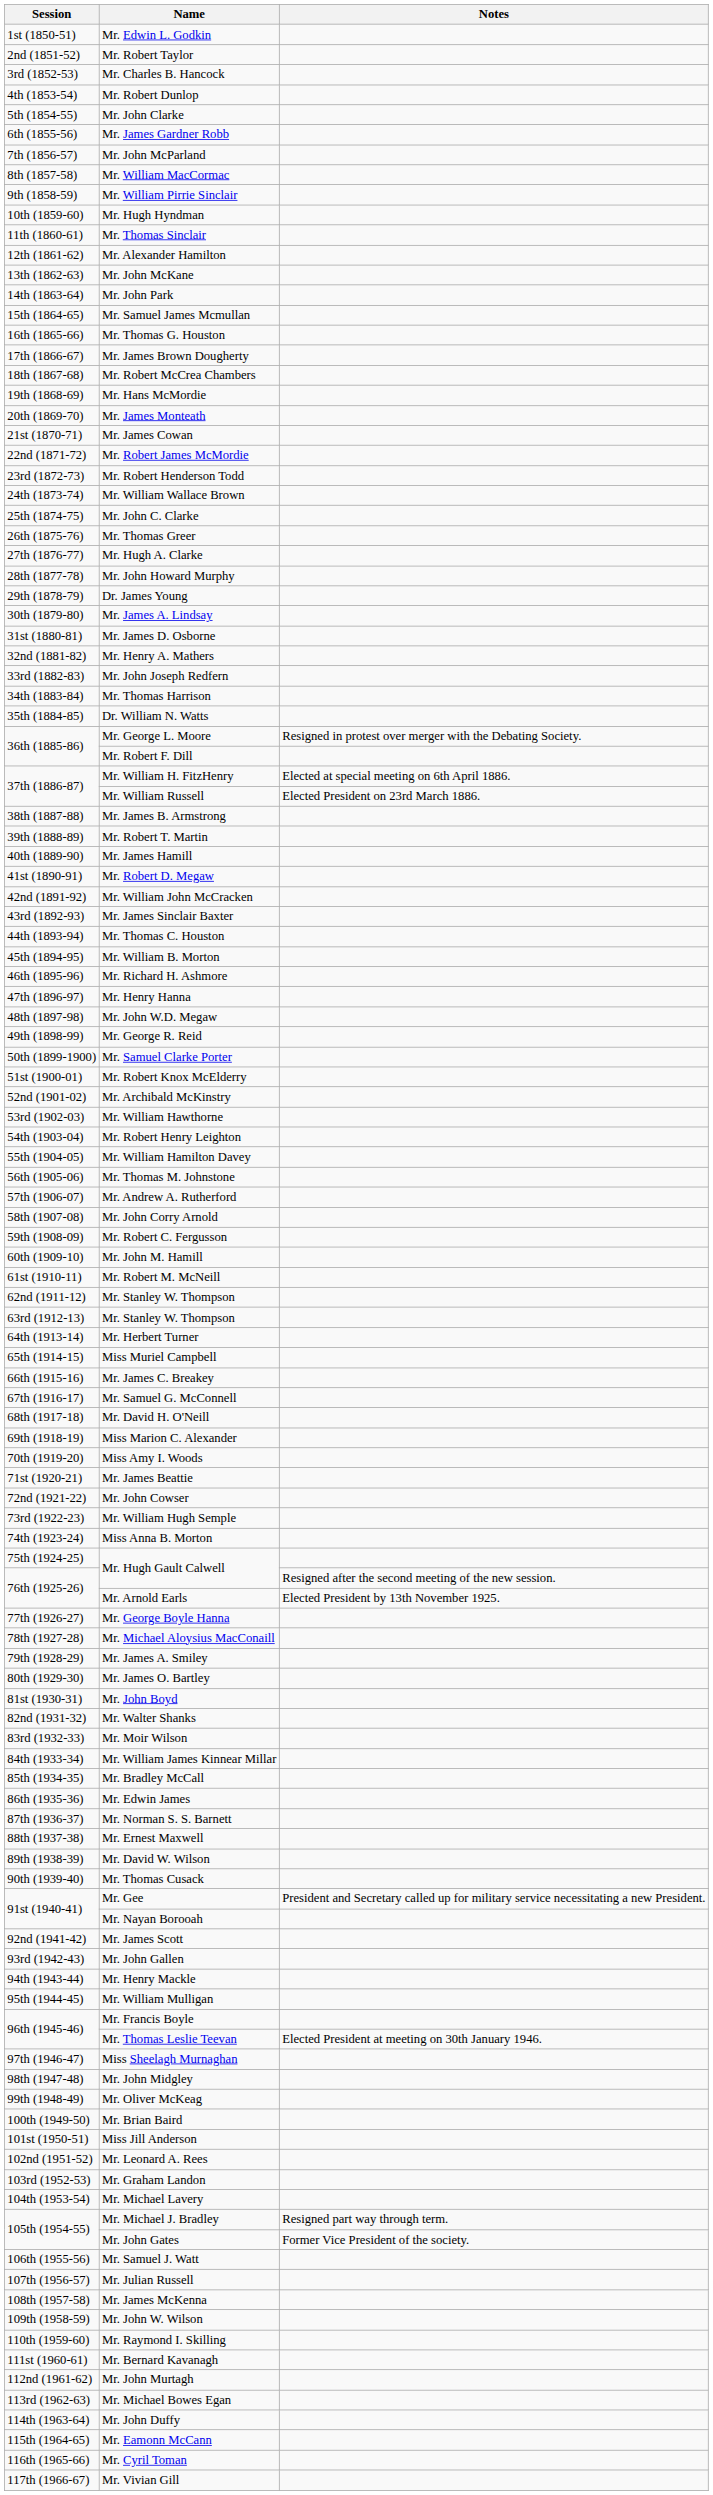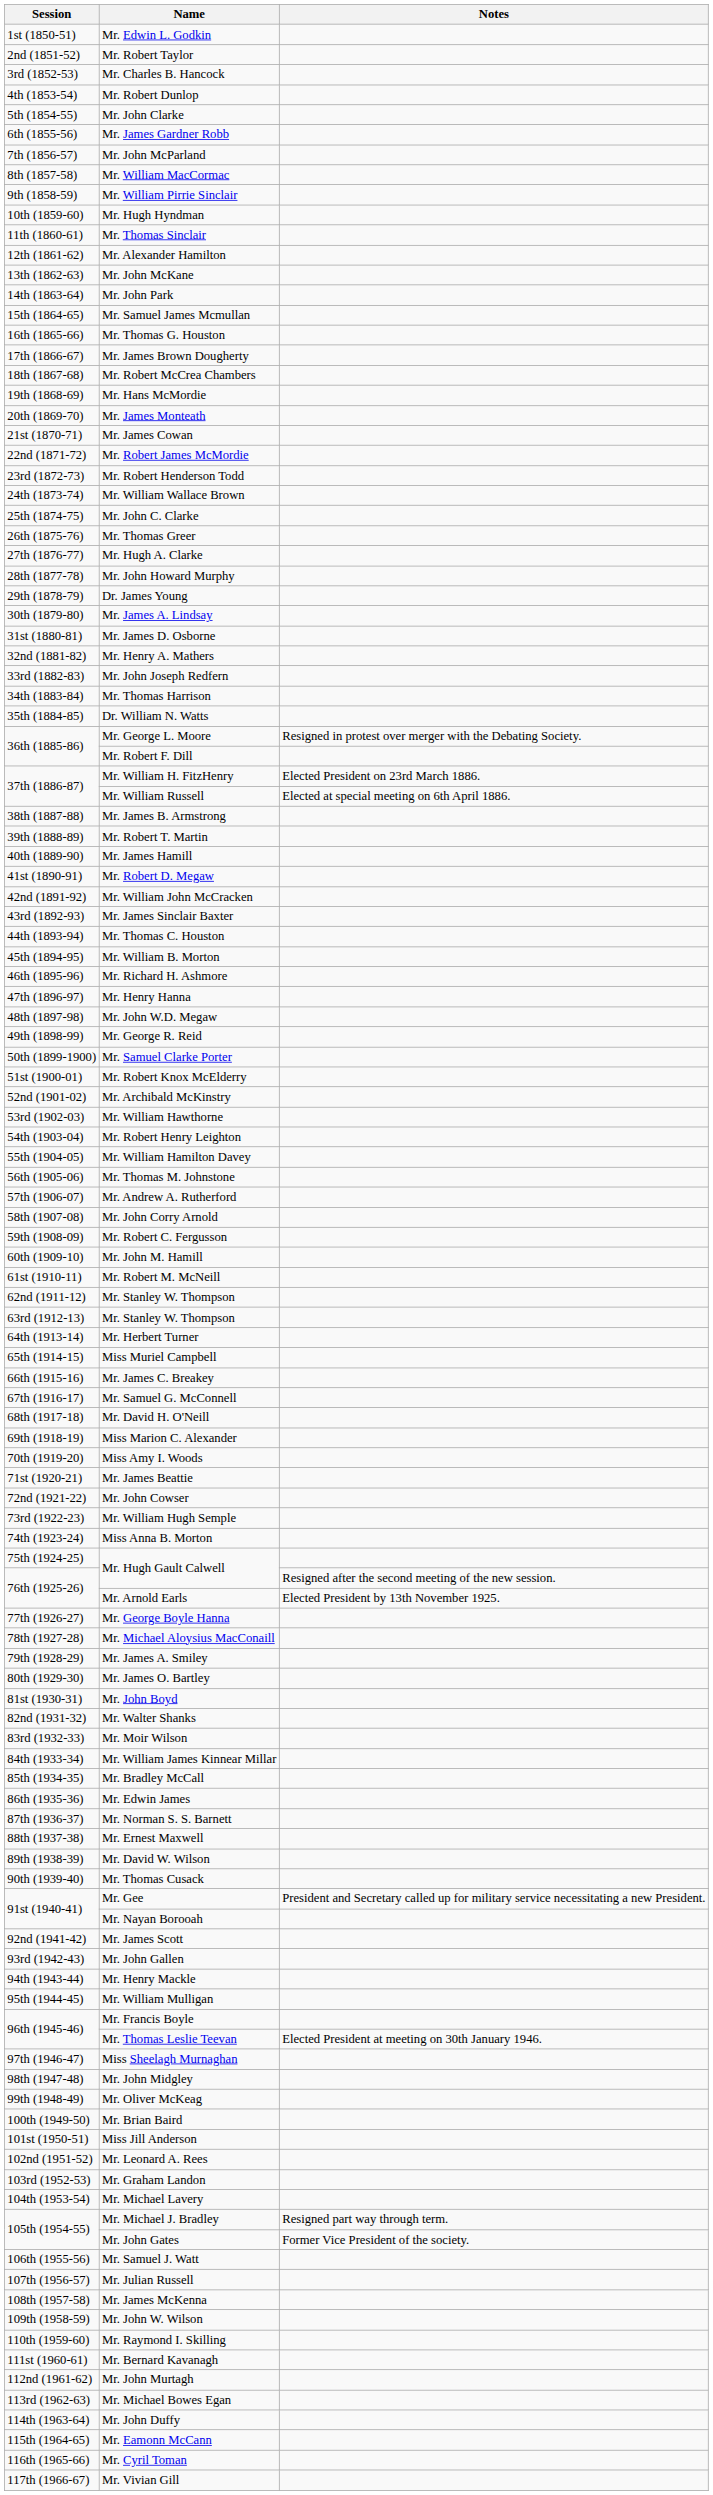(396, 776) Elected at special meeting on 6th April 1886. -> (381, 776) Elected President on 23rd March 1886.
(381, 796) Elected President on 23rd March 1886. -> (396, 796) Elected at special meeting on 6th April 1886.
